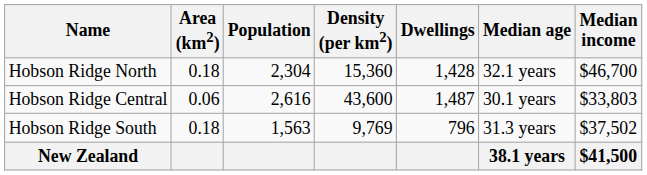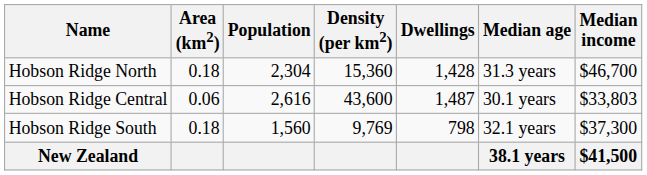(519, 71) 32.1 years -> (519, 71) 31.3 years
(291, 127) 1,563 -> (291, 127) 1,560
(461, 127) 796 -> (461, 127) 798
(519, 127) 31.3 years -> (519, 127) 32.1 years
(608, 127) $37,502 -> (608, 127) $37,300
